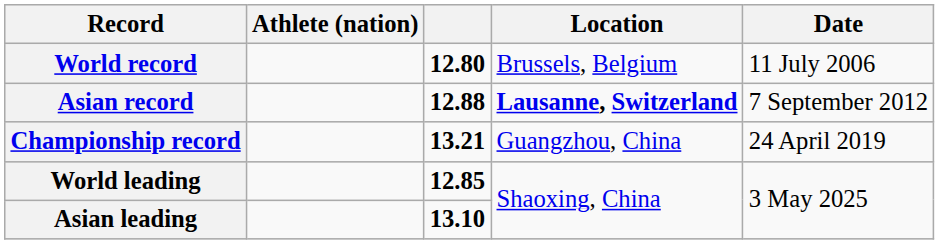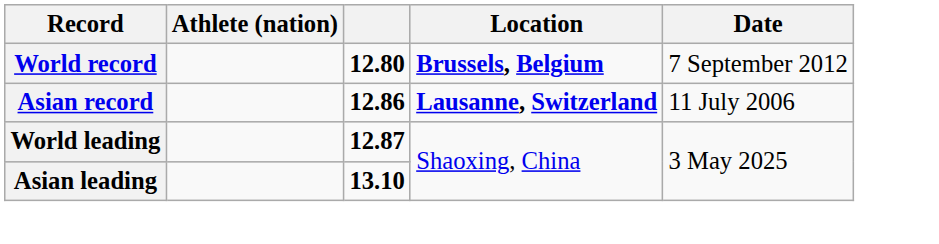(587, 63) normal -> (510, 63) bold
(812, 63) 11 July 2006 -> (758, 63) 7 September 2012
(457, 102) 12.88 -> (377, 102) 12.86
(838, 102) 7 September 2012 -> (732, 102) 11 July 2006
- row: (126, 141)
(457, 180) 12.85 -> (377, 141) 12.87
